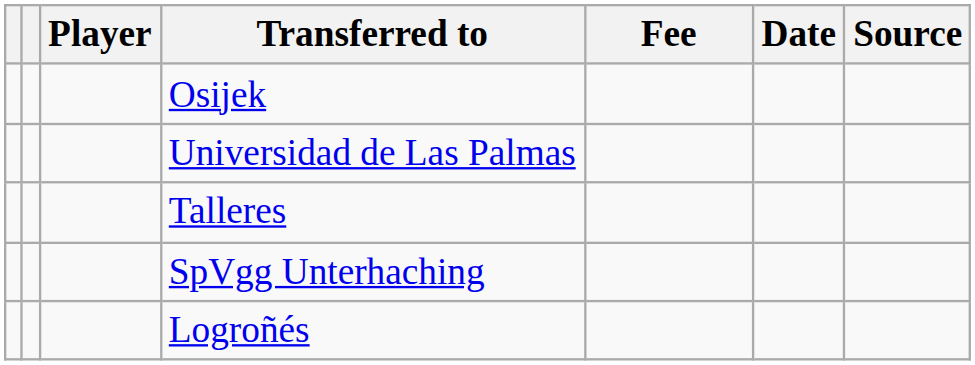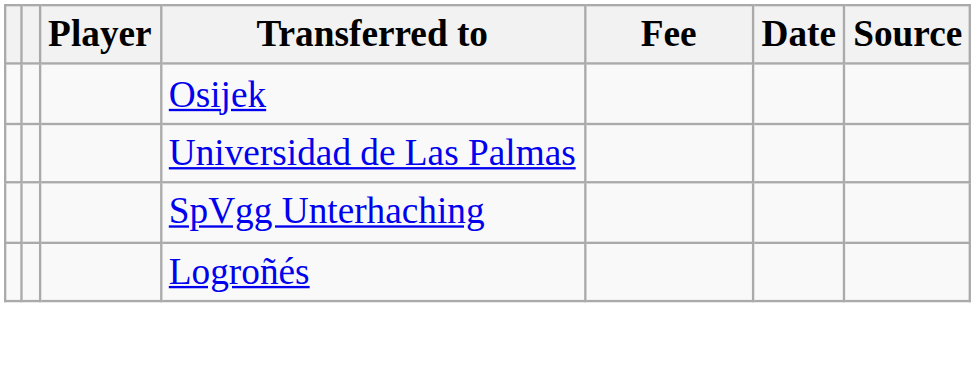- row: (228, 211)
